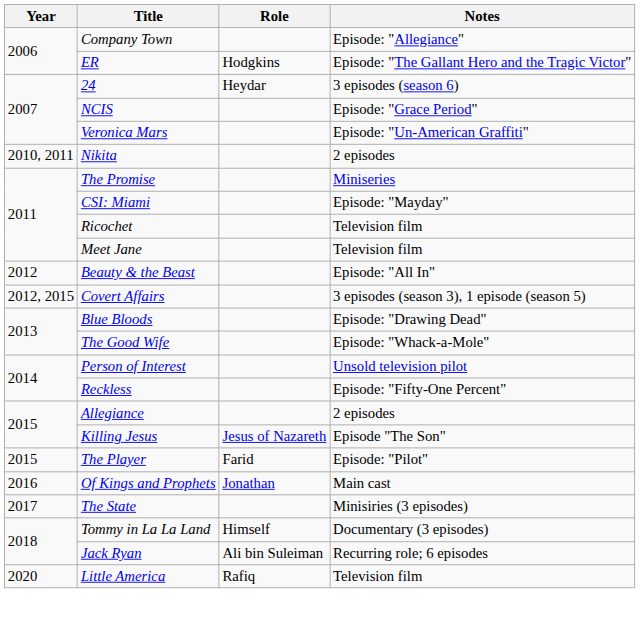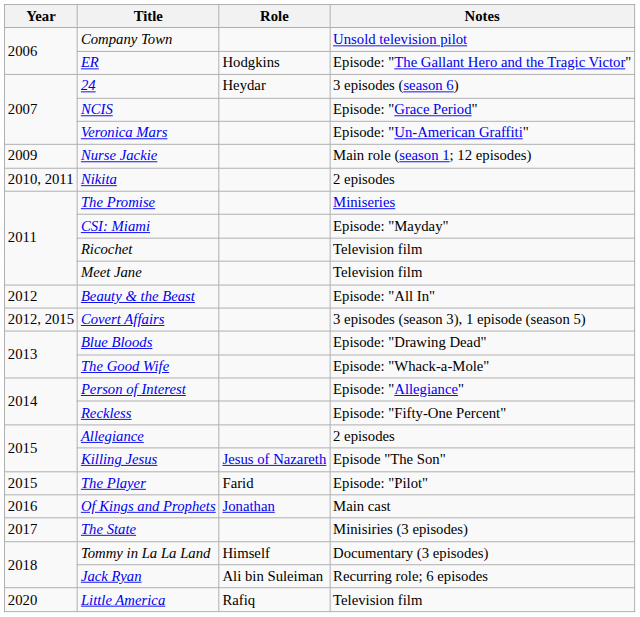(399, 39) Episode: "Allegiance" -> (400, 39) Unsold television pilot
+ row: (119, 156)
(400, 366) Unsold television pilot -> (399, 389) Episode: "Allegiance"
